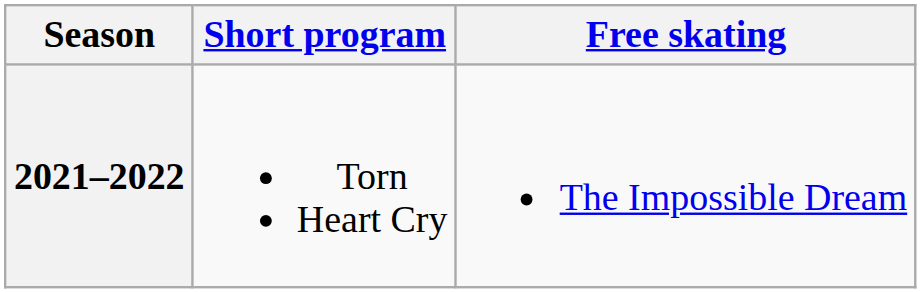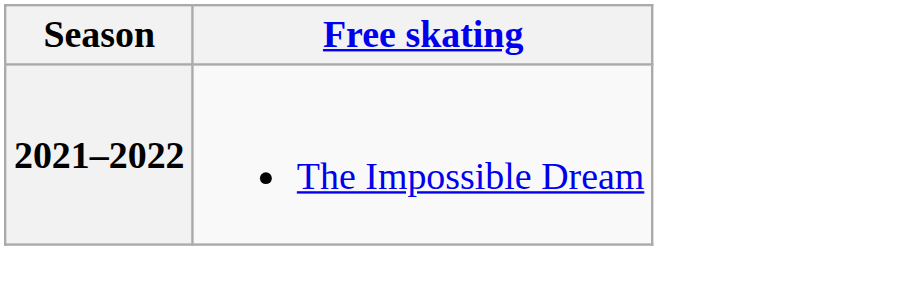- column: (325, 34)
